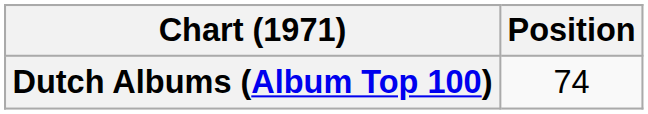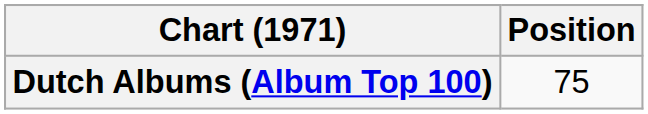(572, 81) 74 -> (572, 81) 75
